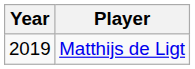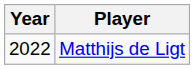(30, 49) 2019 -> (30, 49) 2022
